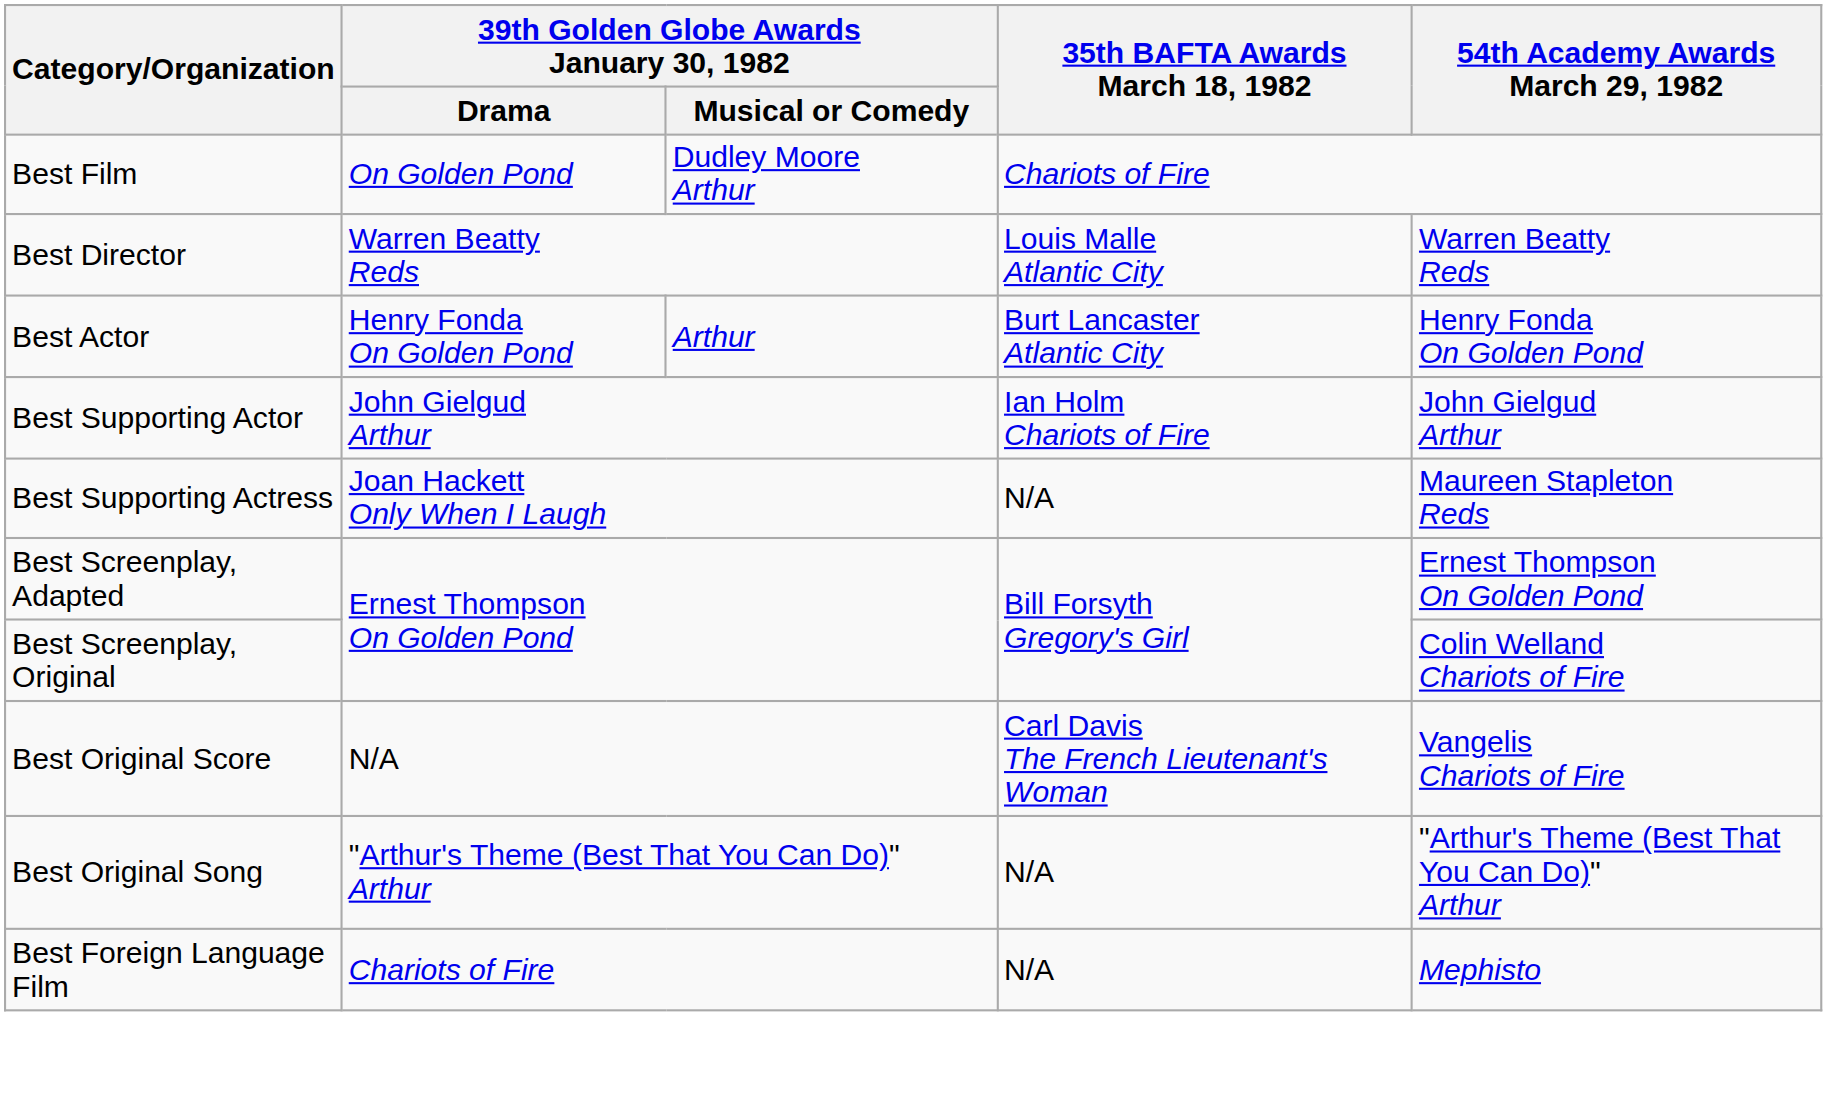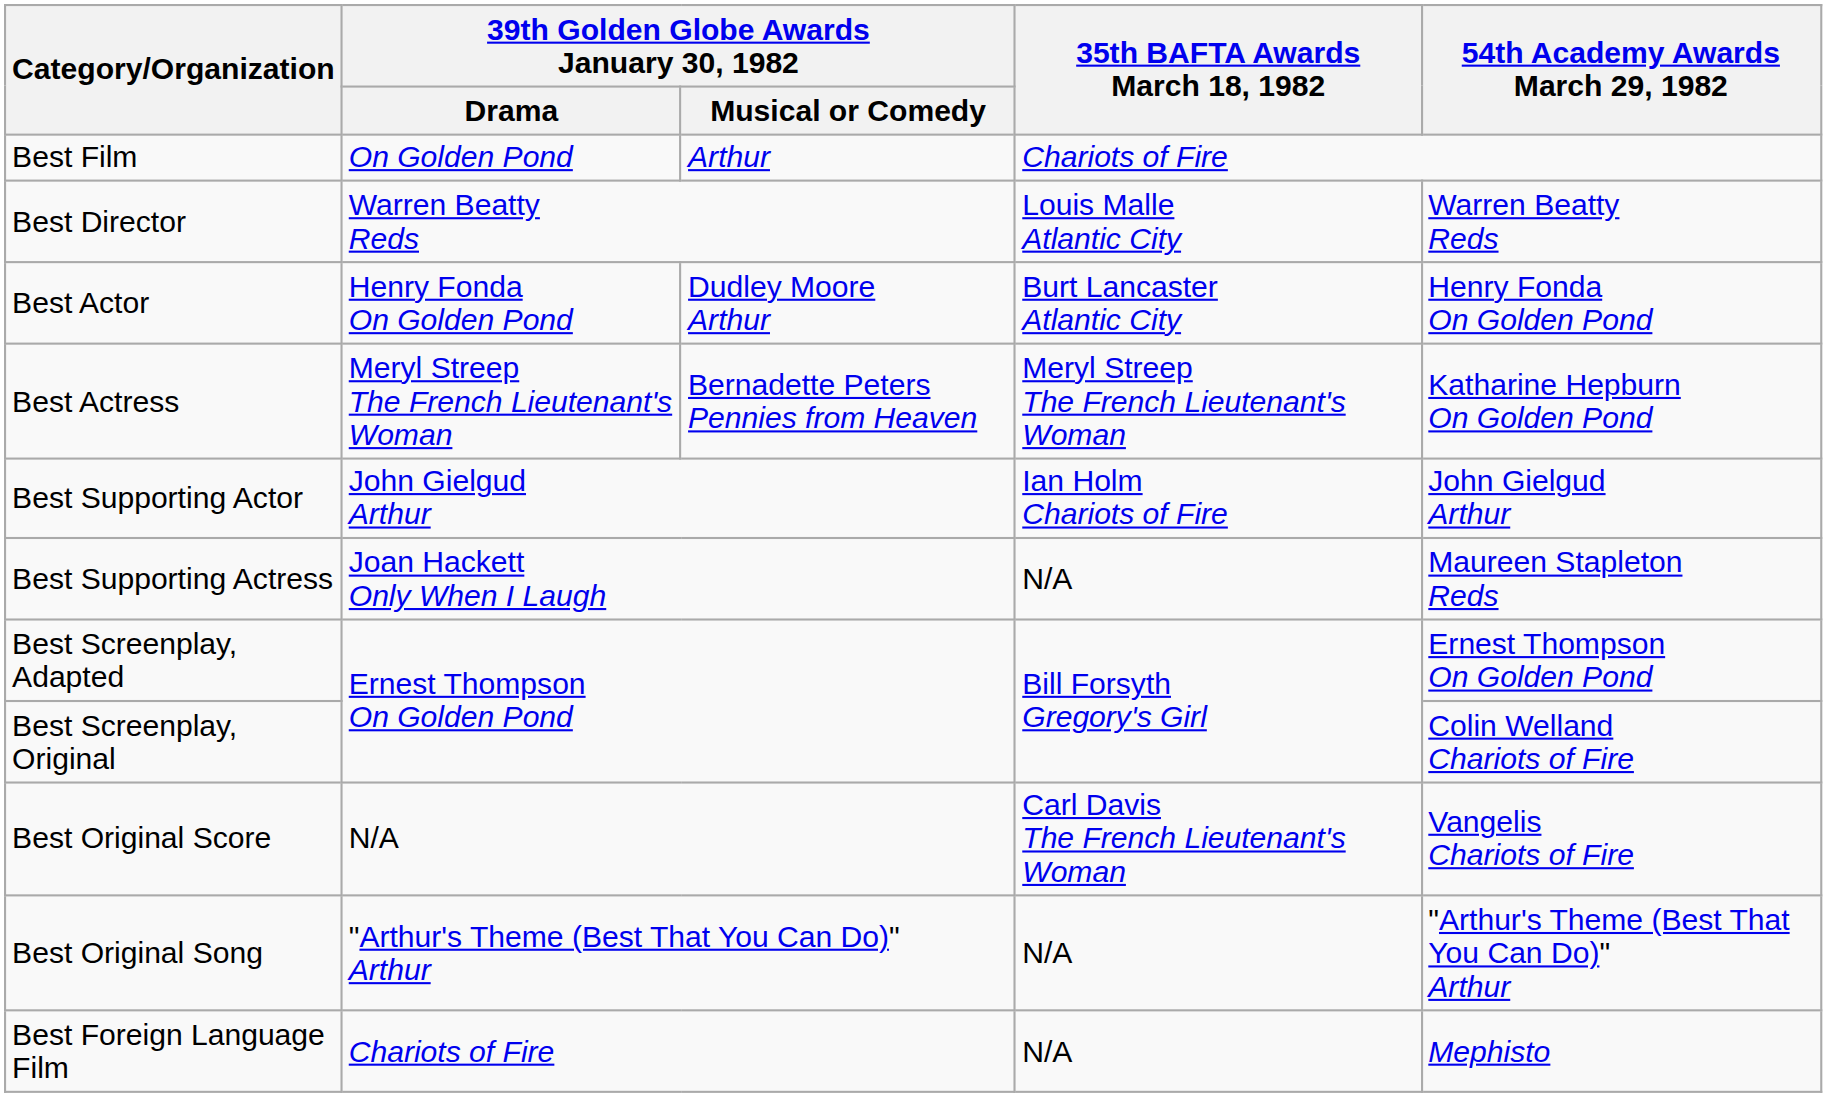(766, 174) Dudley Moore Arthur -> (729, 158) Arthur
(714, 336) Arthur -> (782, 303) Dudley Moore Arthur
+ row: (96, 401)
